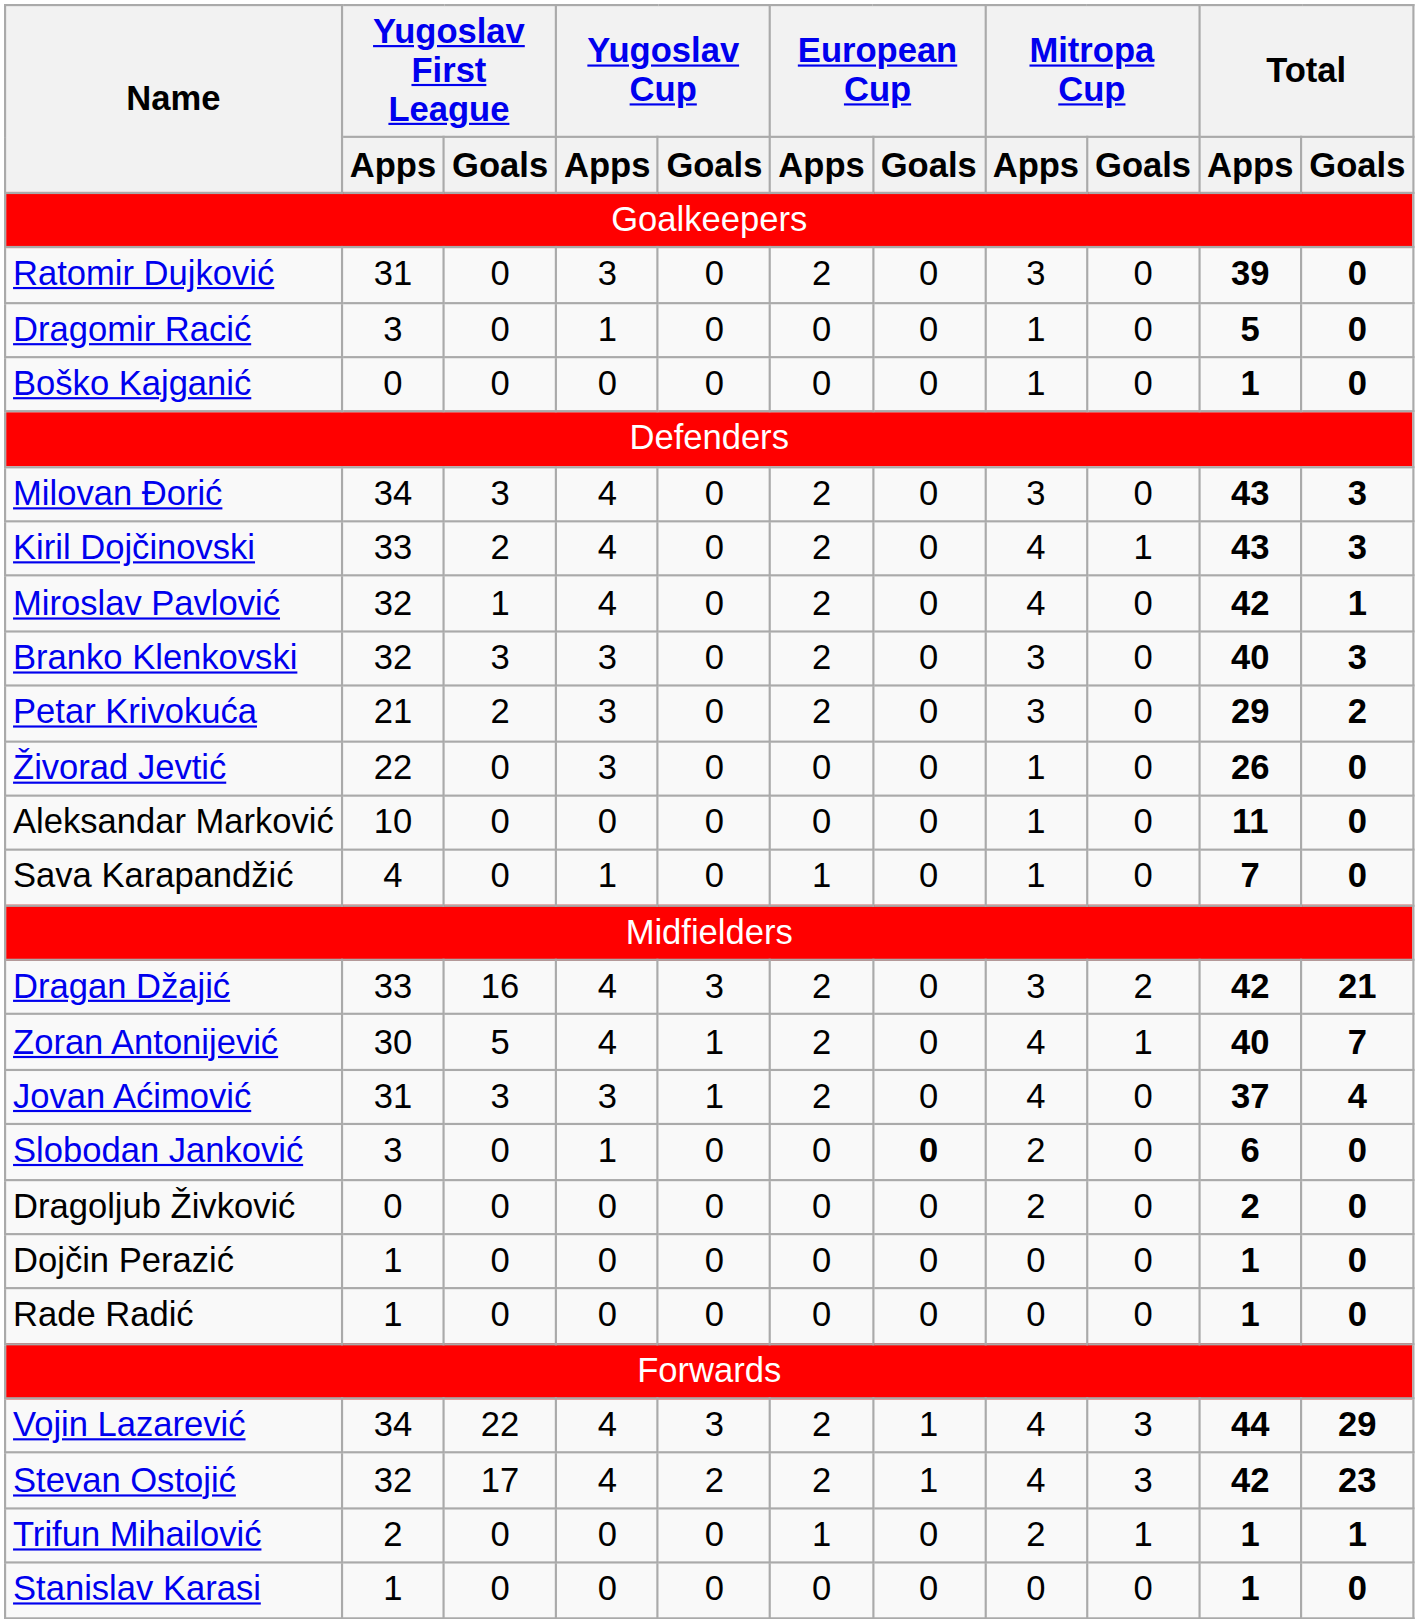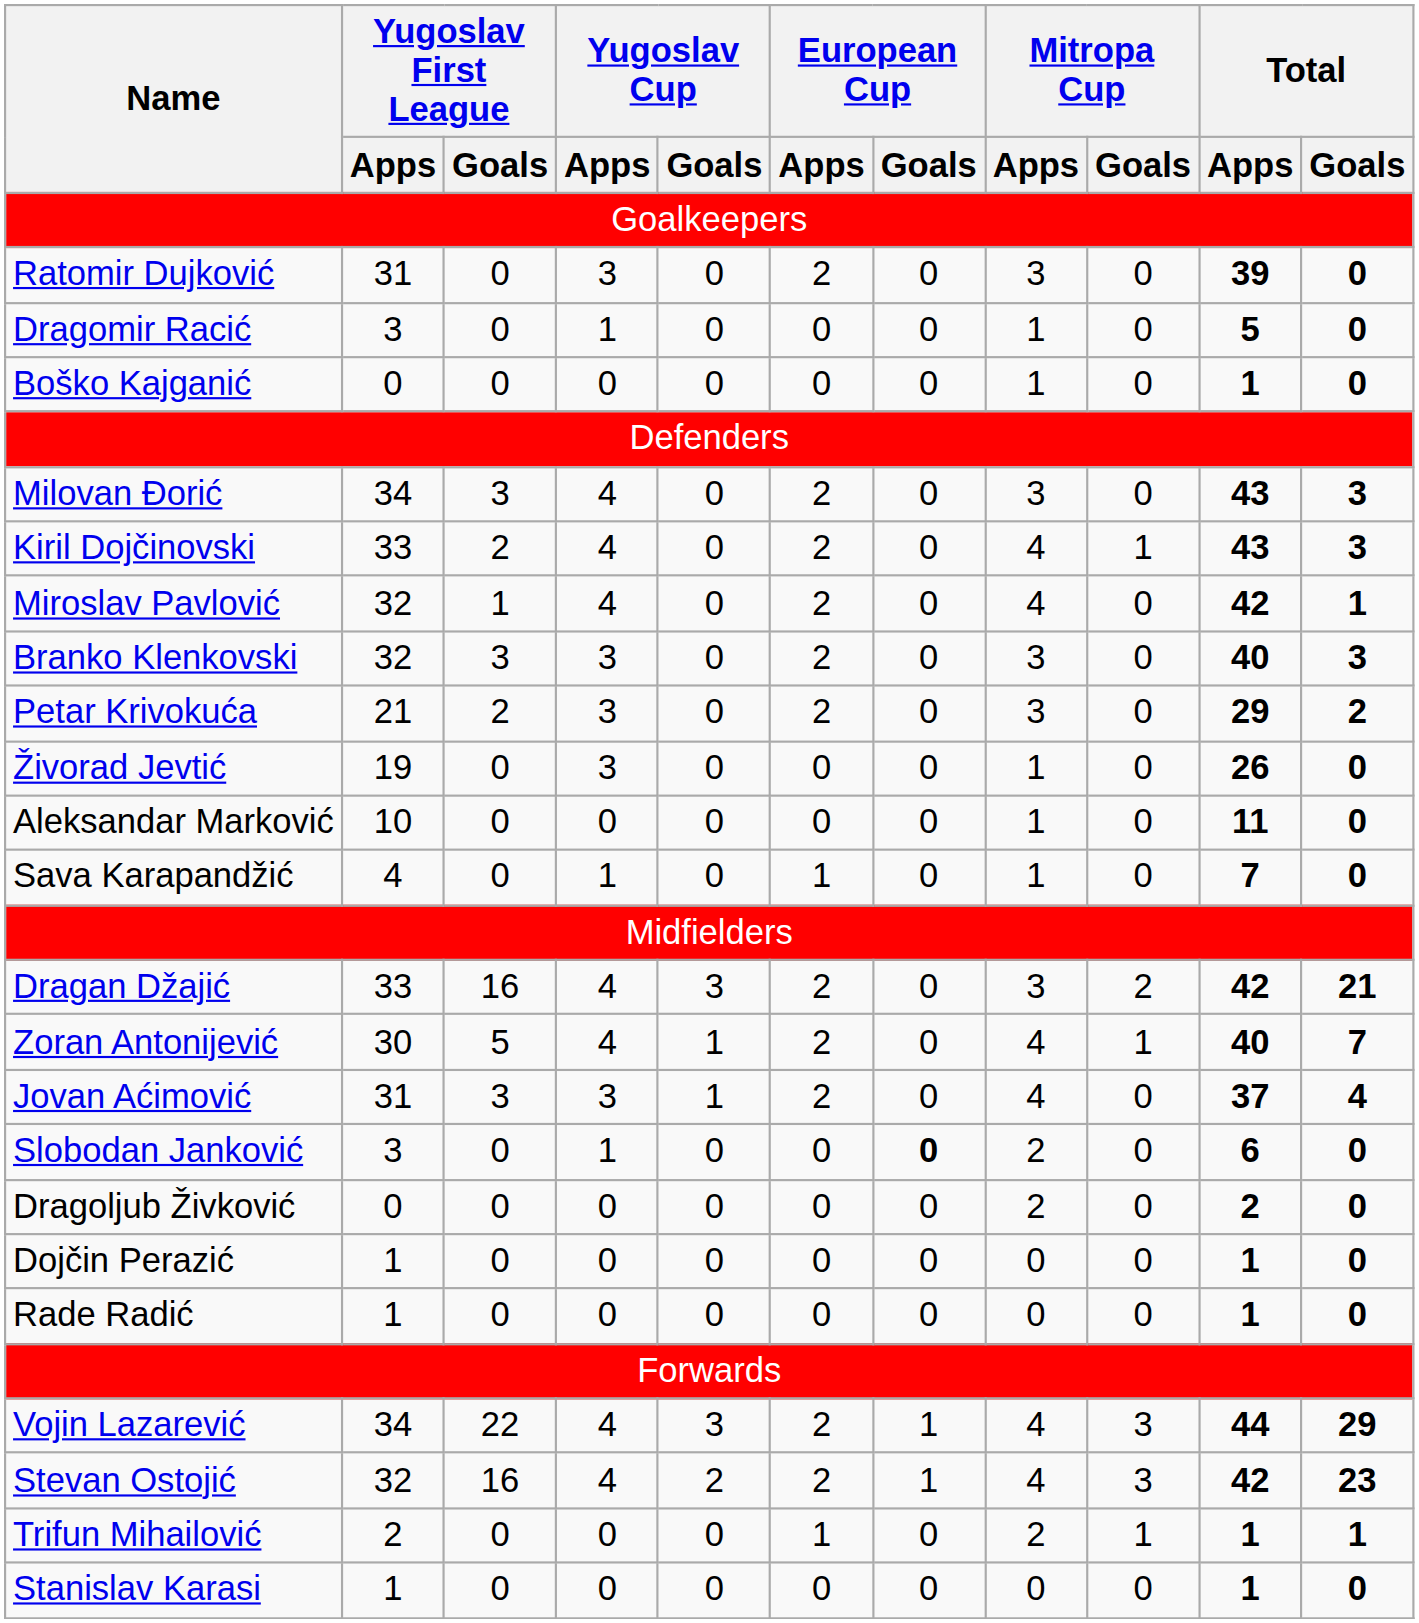(393, 767) 22 -> (393, 767) 19
(500, 1479) 17 -> (500, 1479) 16
